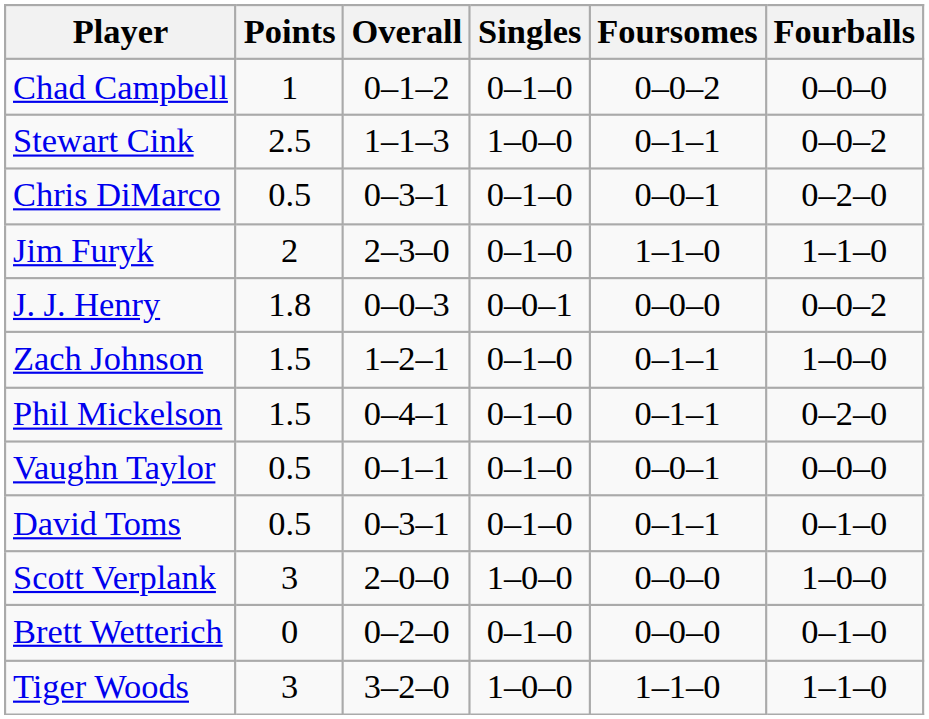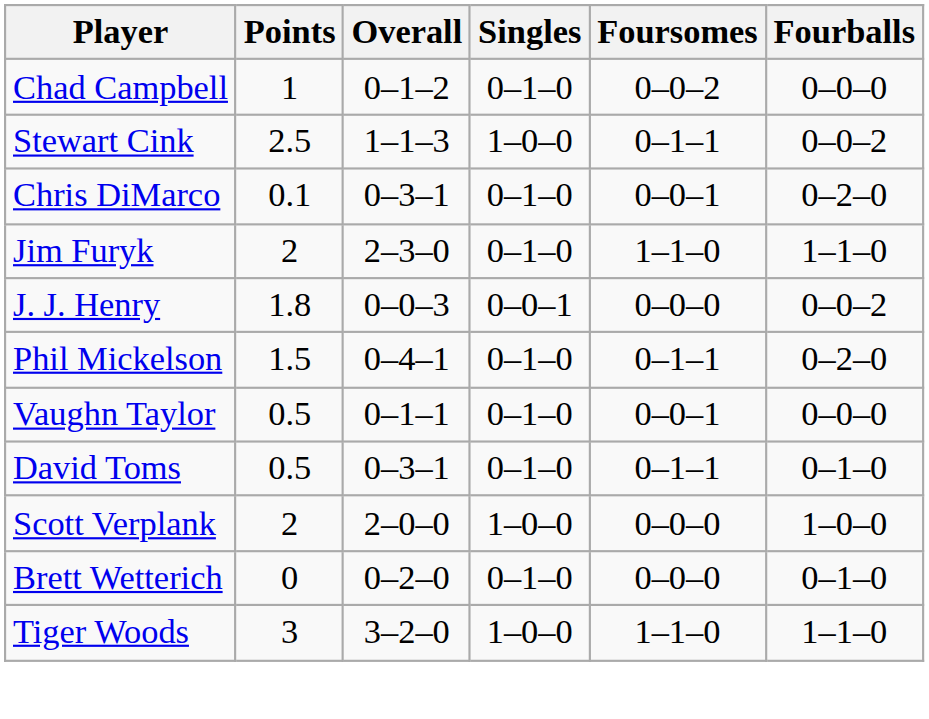(290, 195) 0.5 -> (290, 195) 0.1
- row: (108, 359)
(290, 577) 3 -> (290, 522) 2
